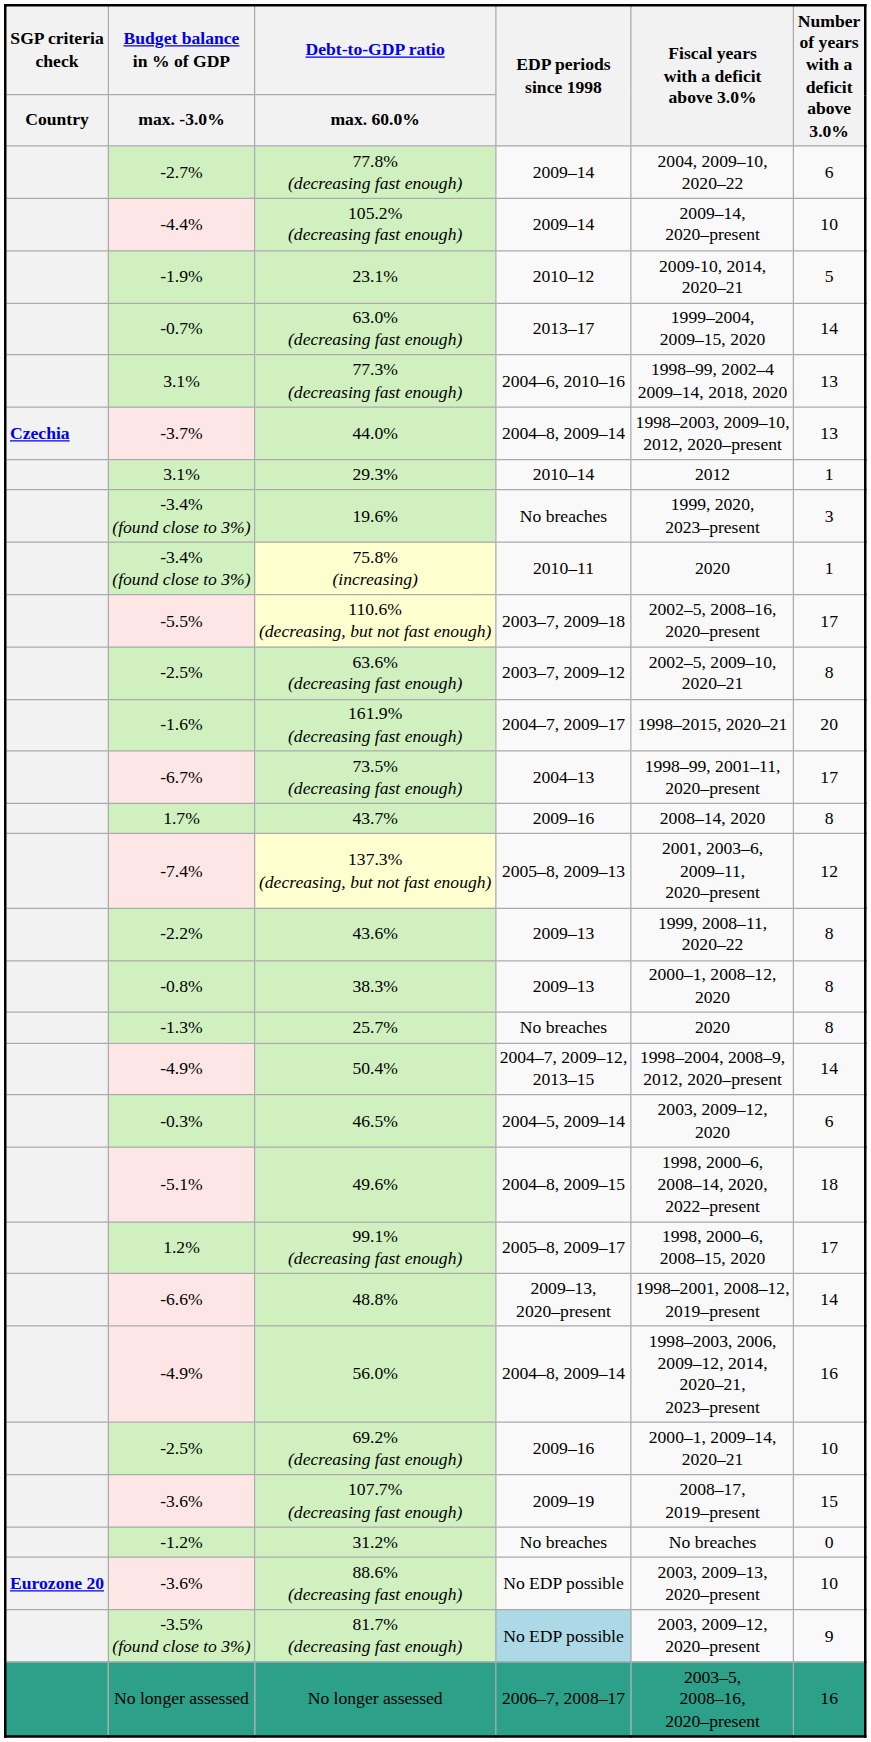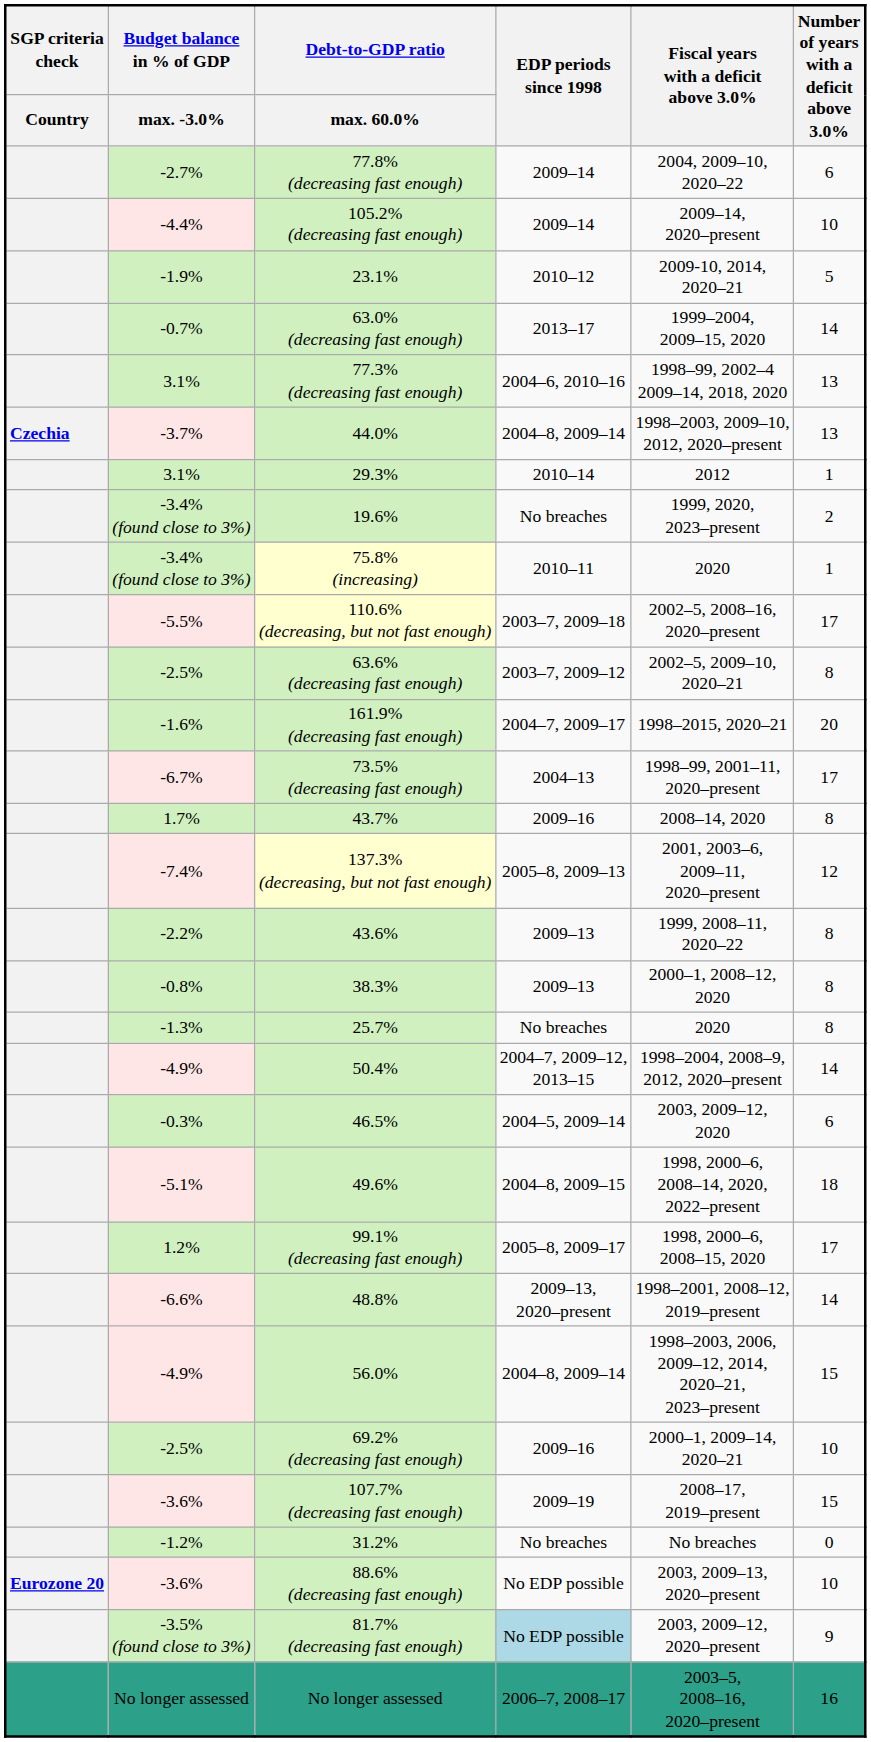(829, 515) 3 -> (829, 515) 2
(829, 1373) 16 -> (829, 1373) 15
